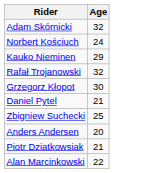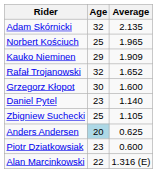+ column: (131, 12)
(98, 42) 24 -> (98, 42) 25
(98, 101) 21 -> (98, 101) 23
(98, 131) no background -> (98, 131) lightblue background
(98, 146) 21 -> (98, 146) 23
